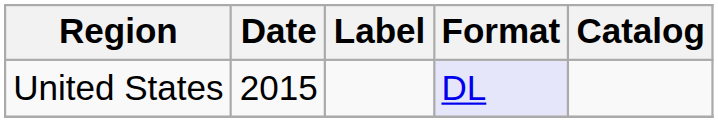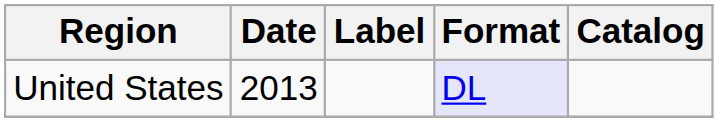(279, 87) 2015 -> (279, 87) 2013
